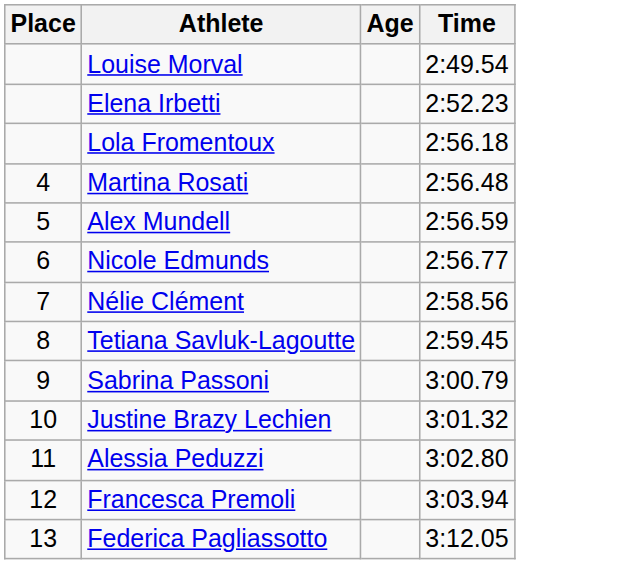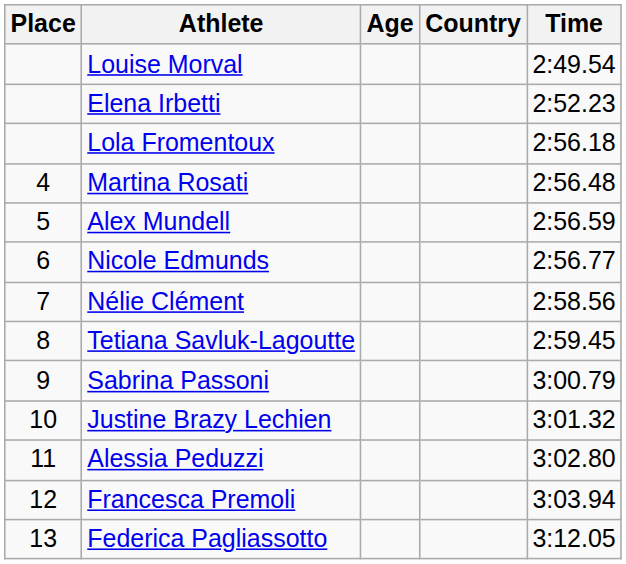+ column: (473, 24)
